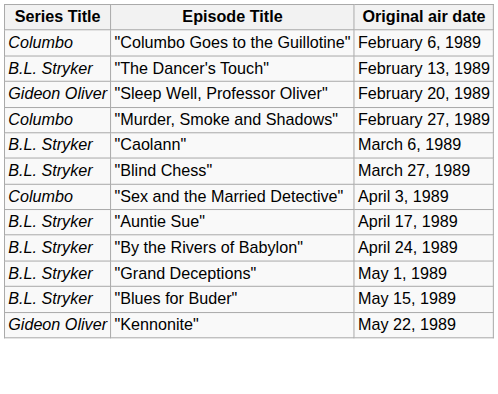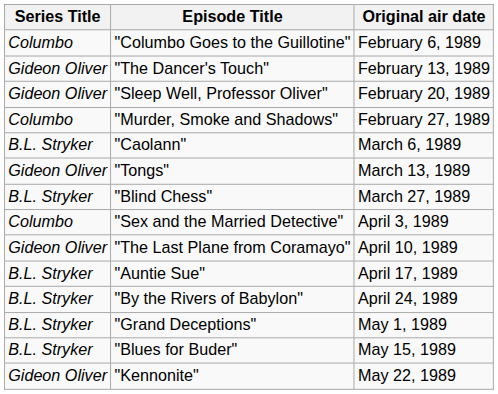(50, 68) B.L. Stryker -> (58, 68) Gideon Oliver
+ row: (142, 171)
+ row: (232, 247)
